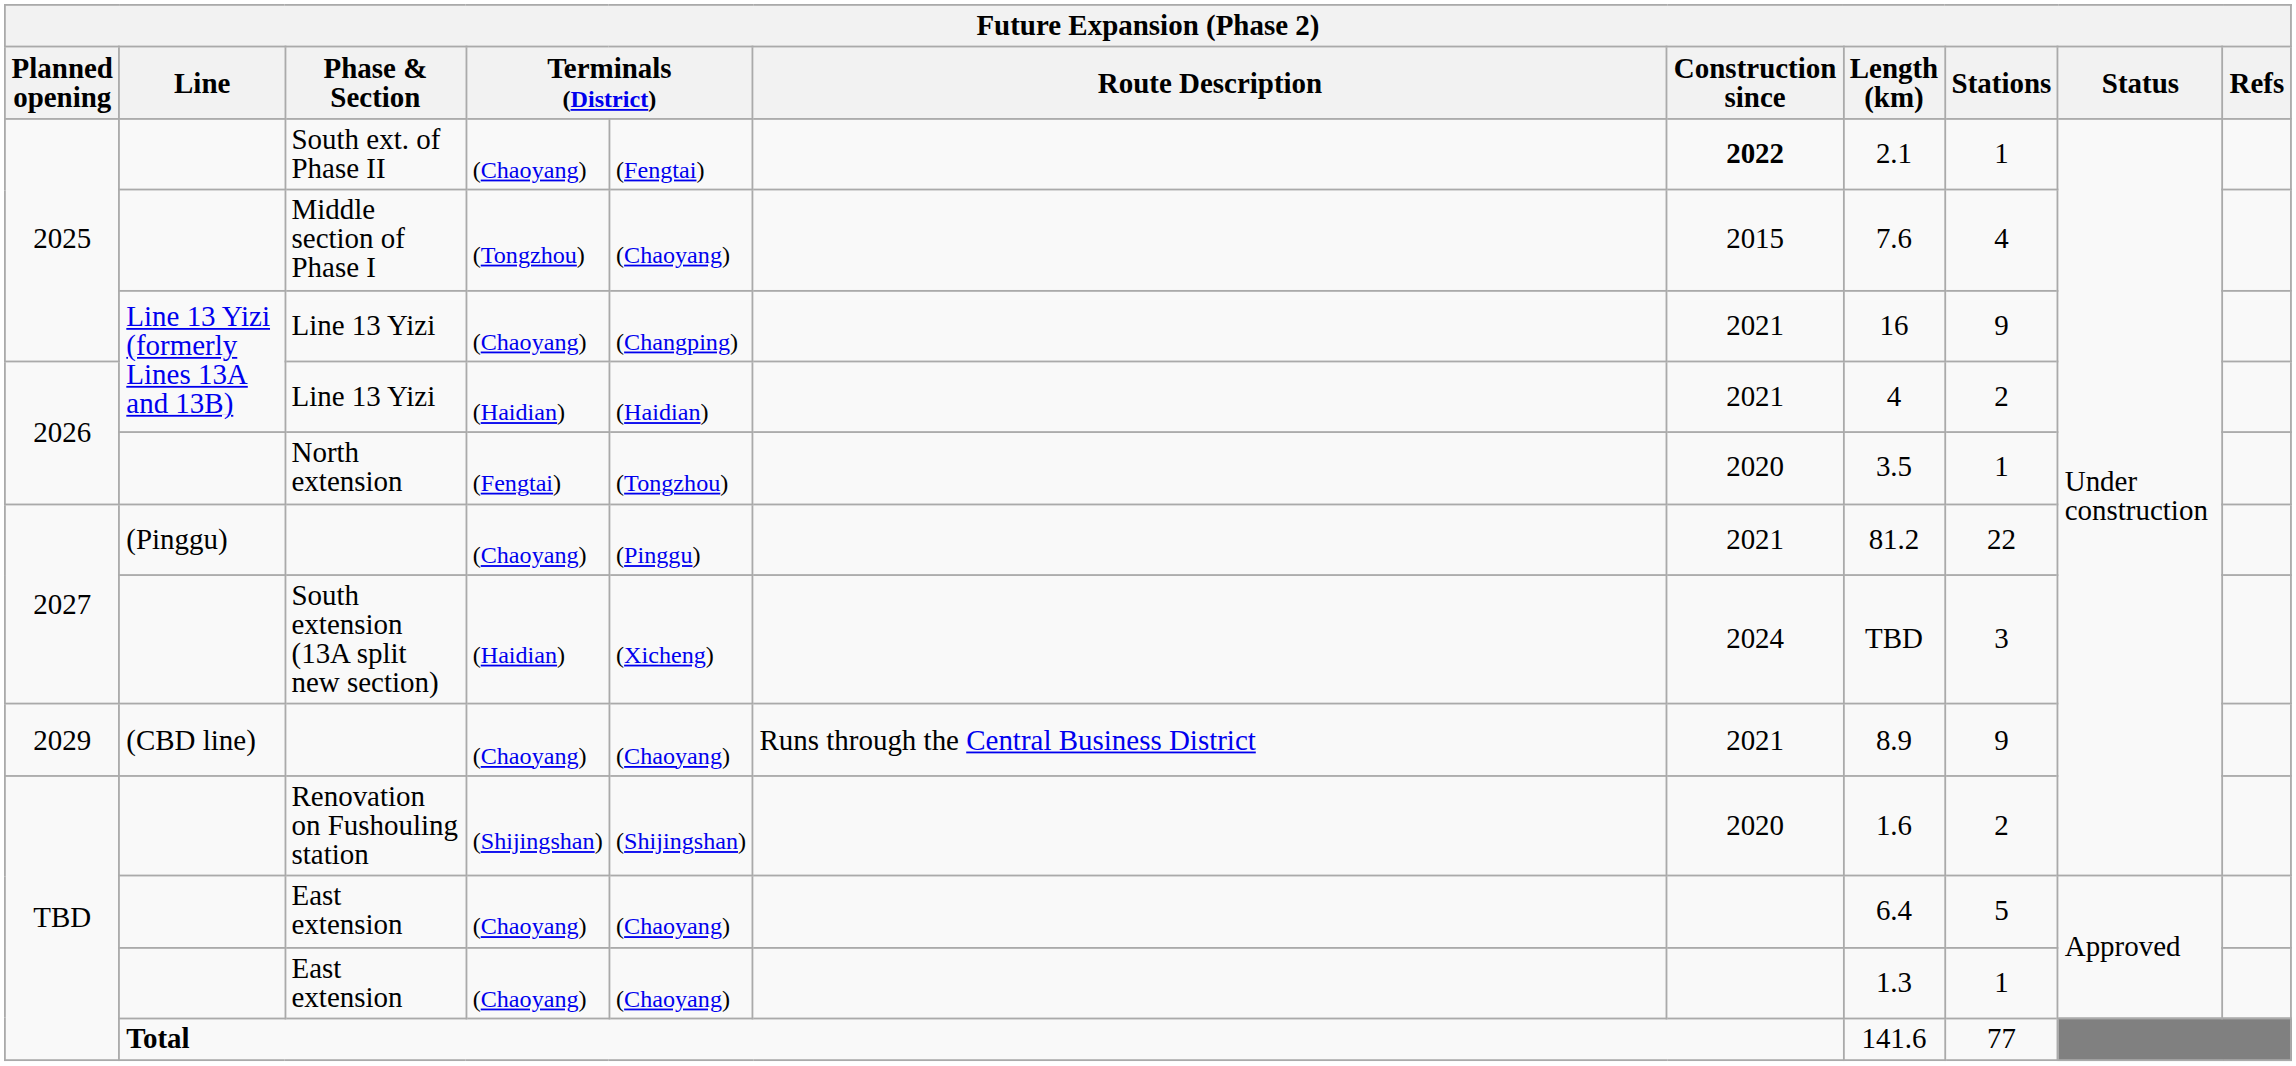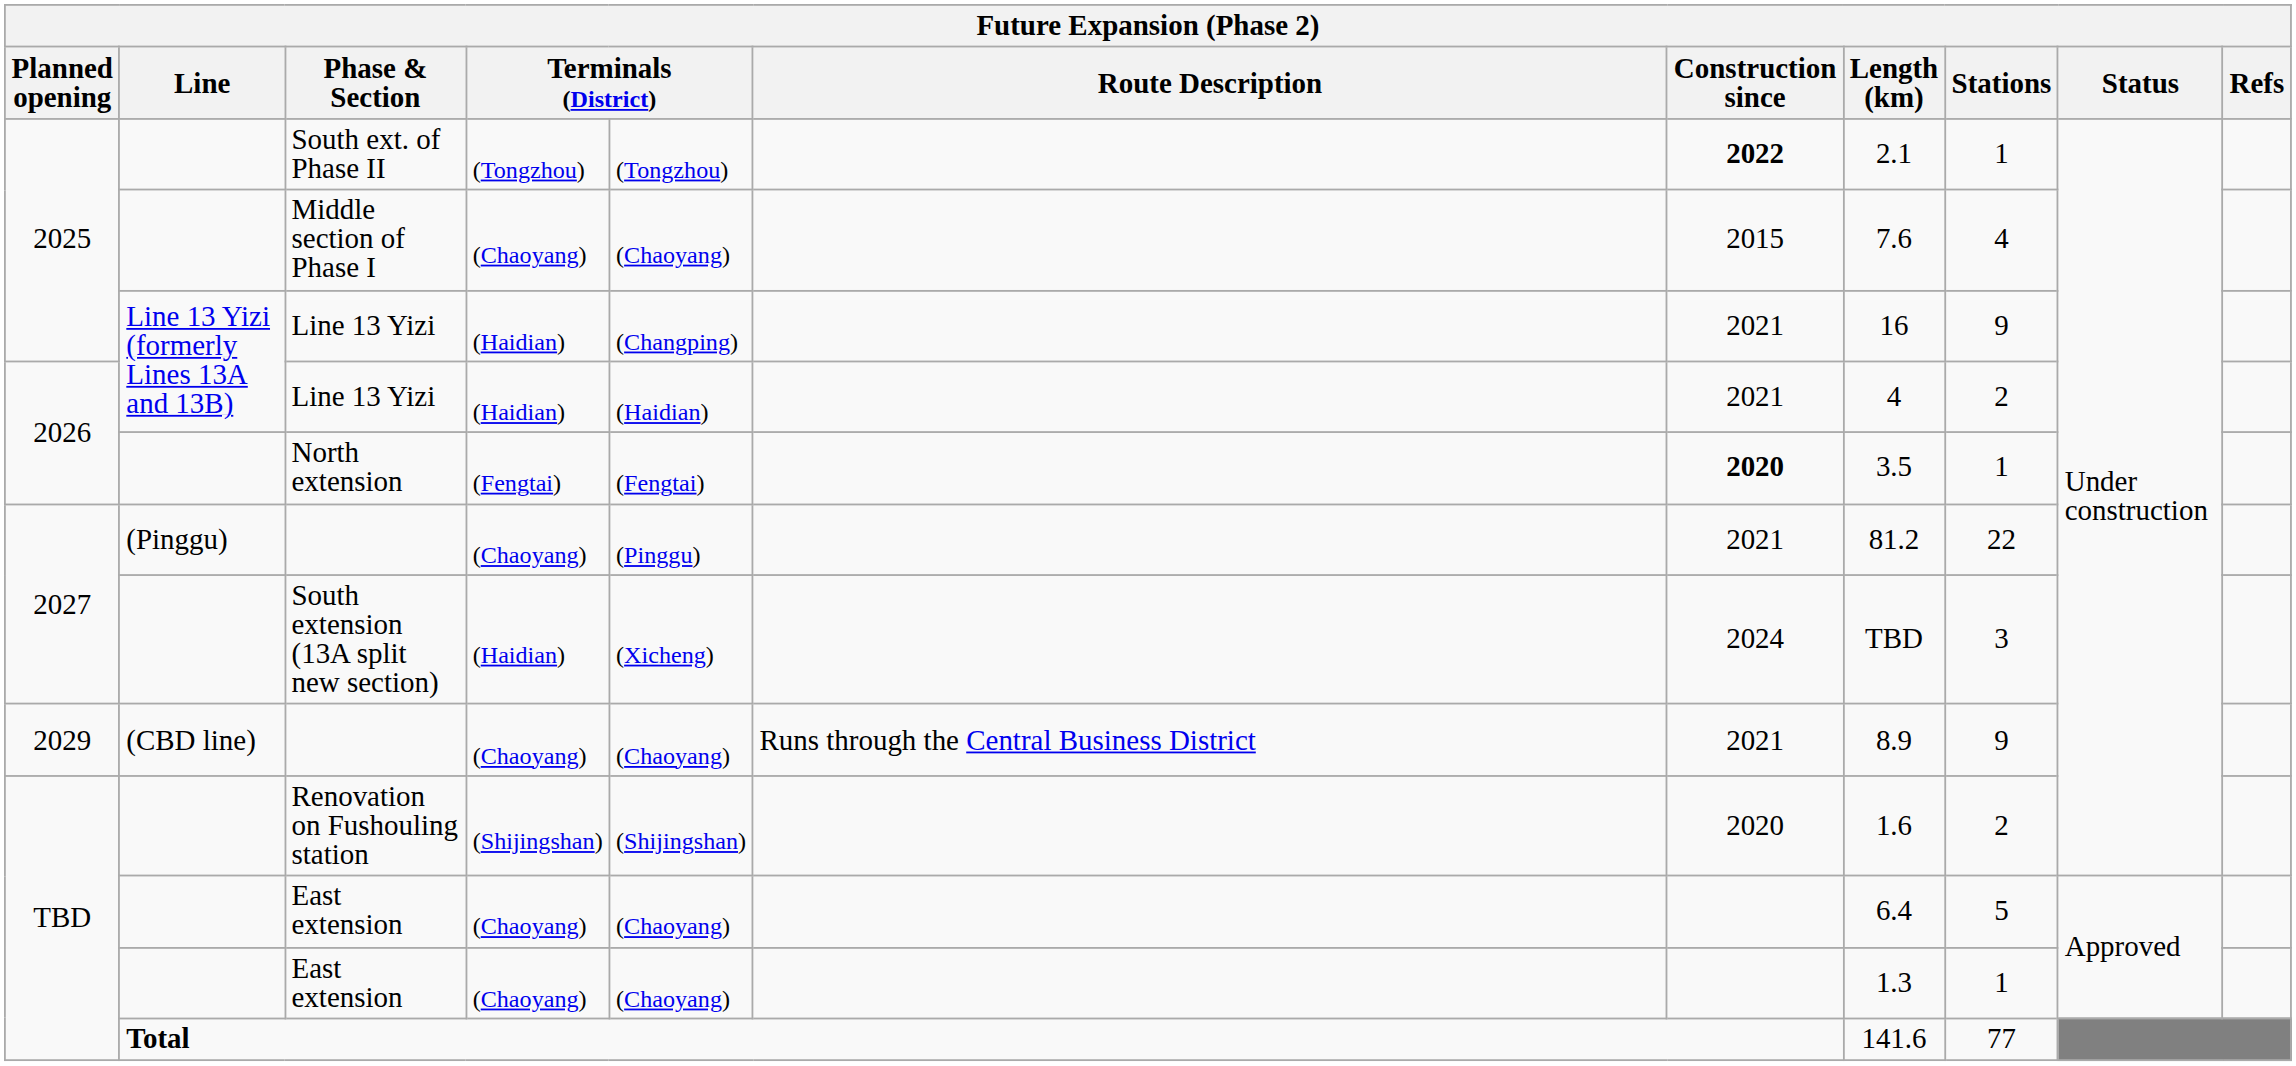(530, 170) (Chaoyang) -> (529, 170) (Tongzhou)
(660, 170) (Fengtai) -> (672, 170) (Tongzhou)
(529, 255) (Tongzhou) -> (530, 255) (Chaoyang)
(530, 341) (Chaoyang) -> (519, 341) (Haidian)
(672, 484) (Tongzhou) -> (660, 484) (Fengtai)
(1755, 467) normal -> (1755, 467) bold
